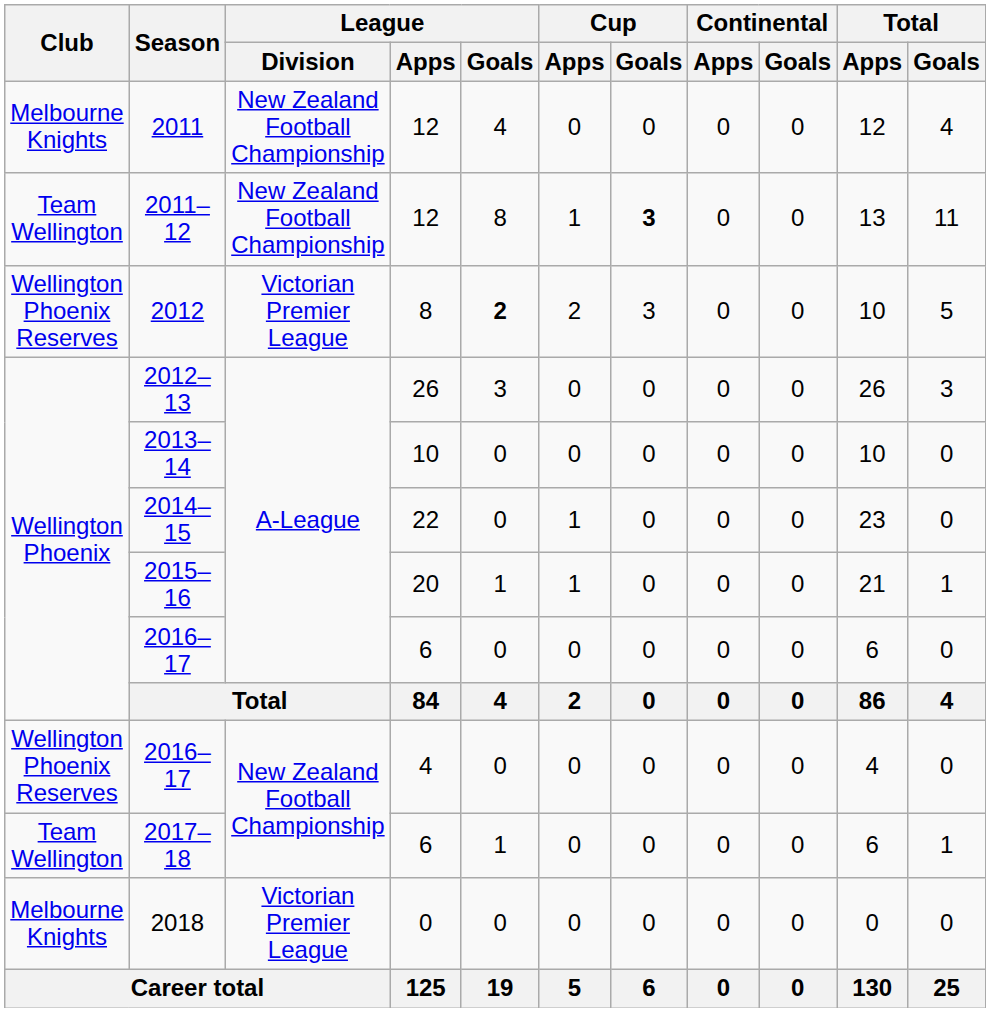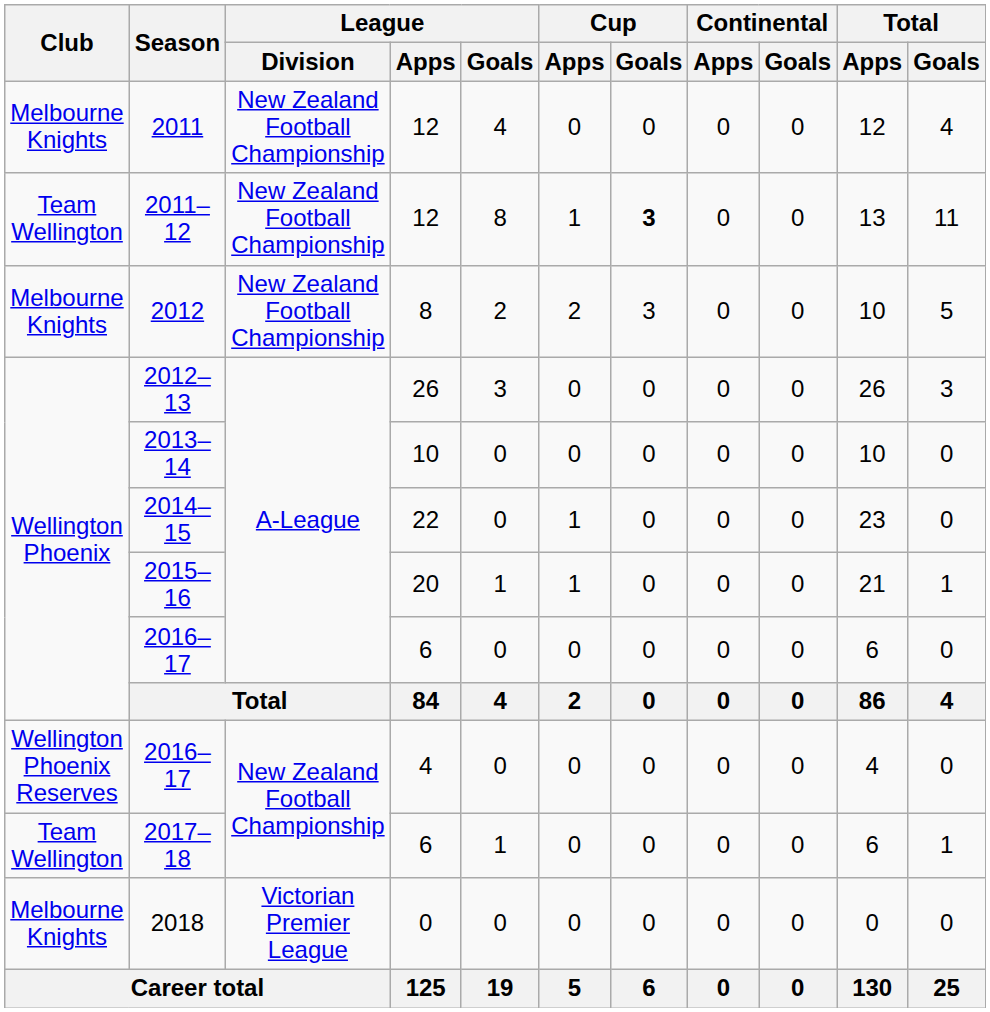(67, 310) Wellington Phoenix Reserves -> (67, 310) Melbourne Knights
(308, 310) Victorian Premier League -> (308, 310) New Zealand Football Championship
(500, 310) bold -> (500, 310) normal
